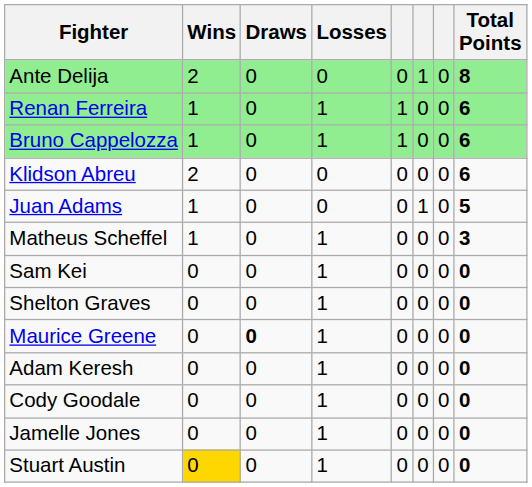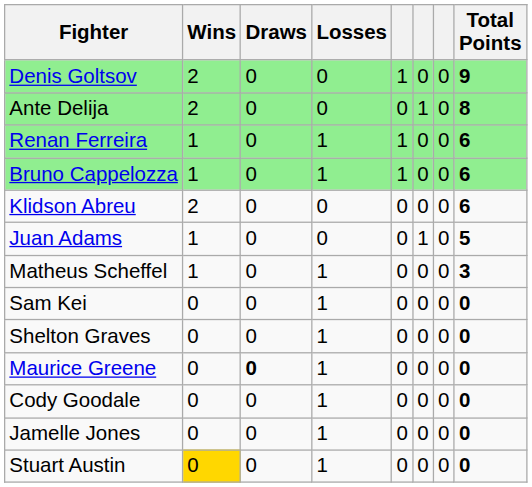+ row: (73, 76)
- row: (71, 368)
